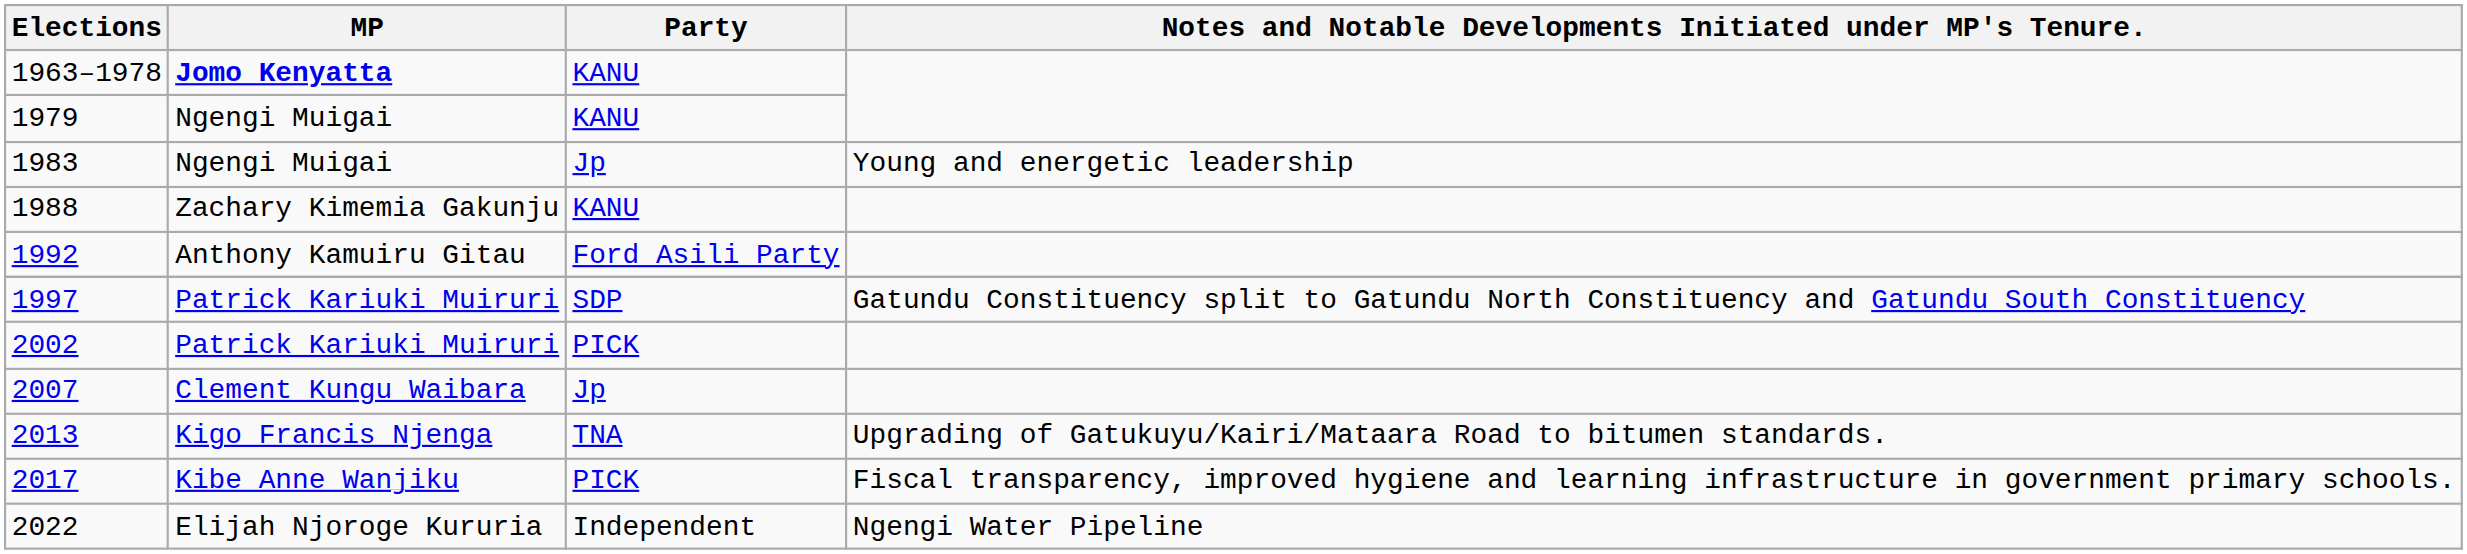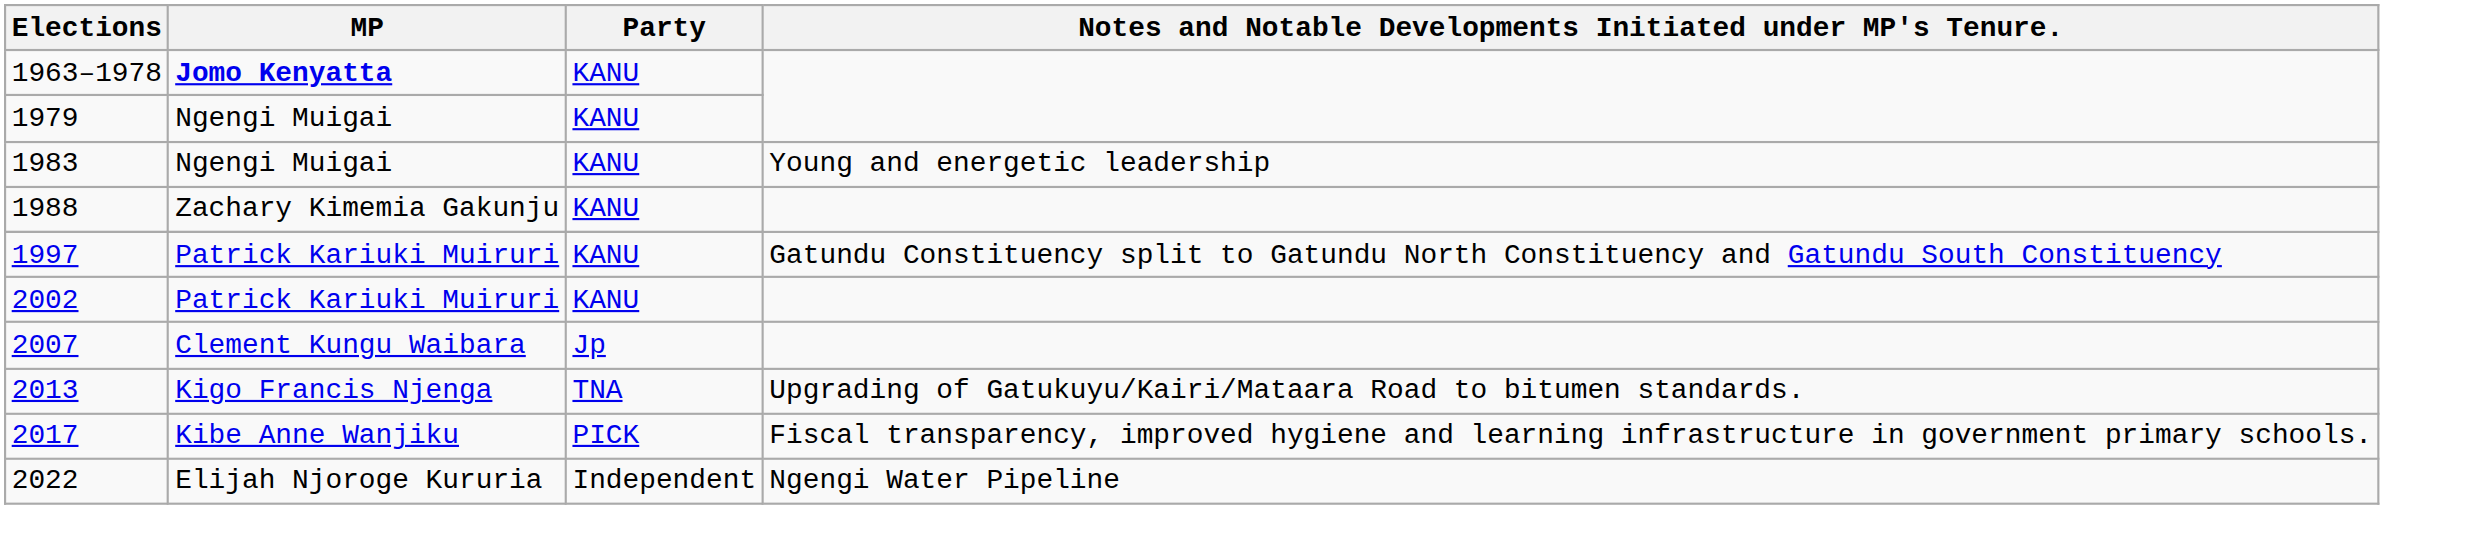(589, 164) Jp -> (606, 164) KANU
- row: (45, 254)
(597, 300) SDP -> (606, 254) KANU
(606, 345) PICK -> (606, 300) KANU
